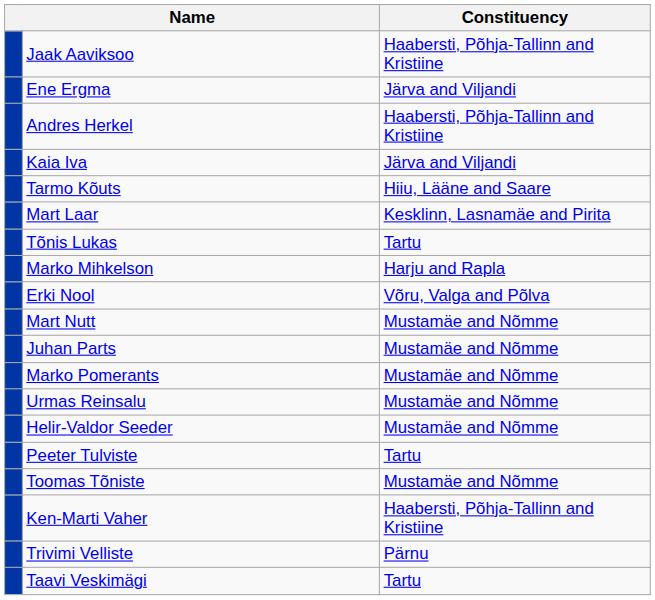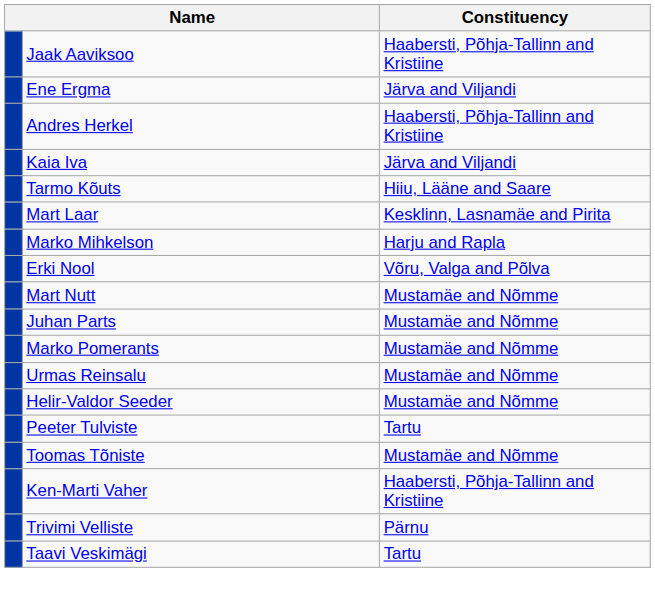- row: (72, 242)
